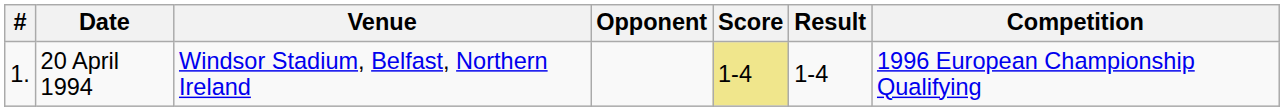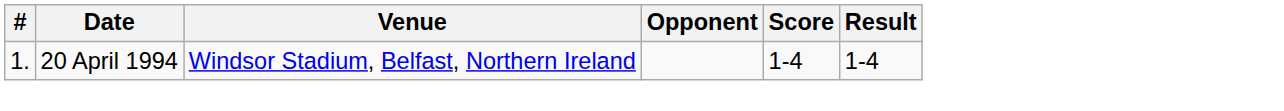- column: (1075, 23)
(735, 73) khaki background -> (786, 60) no background
